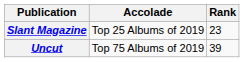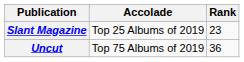(215, 48) 39 -> (215, 48) 36
